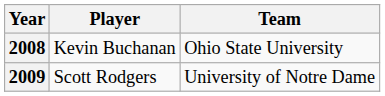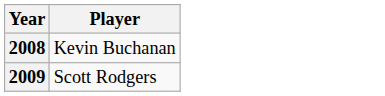- column: (280, 18)
